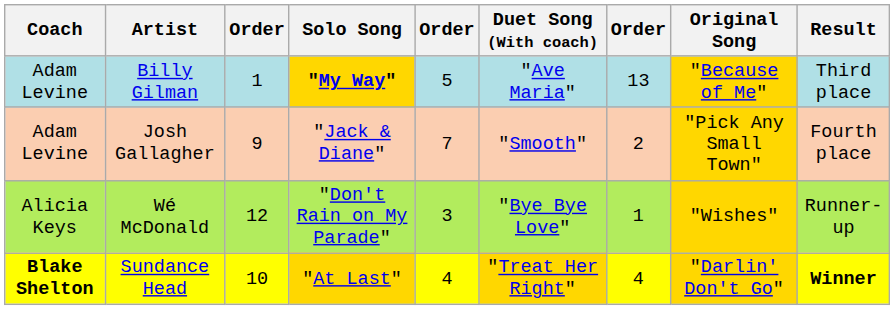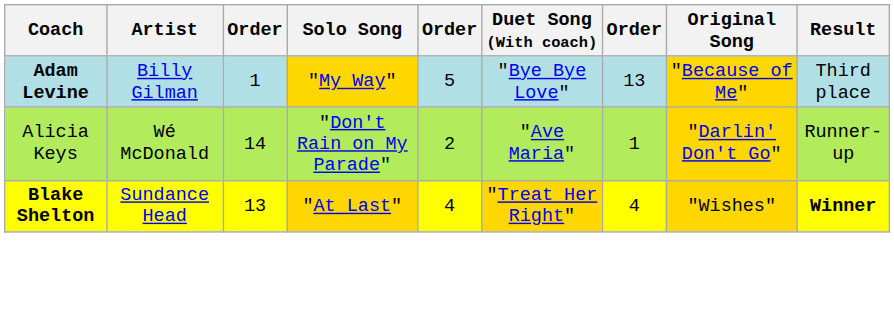(55, 82) normal -> (56, 82) bold
(352, 82) bold -> (352, 82) normal
(543, 82) "Ave Maria" -> (542, 82) "Bye Bye Love"
- row: (165, 144)
(257, 217) 12 -> (255, 144) 14
(447, 217) 3 -> (450, 144) 2
(543, 217) "Bye Bye Love" -> (542, 144) "Ave Maria"
(734, 217) "Wishes" -> (732, 144) "Darlin' Don't Go"
(257, 279) 10 -> (255, 206) 13
(734, 279) "Darlin' Don't Go" -> (732, 206) "Wishes"
